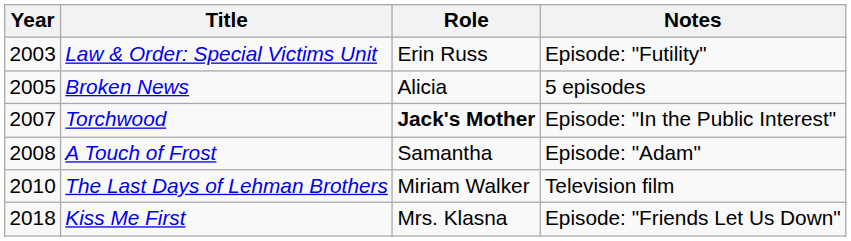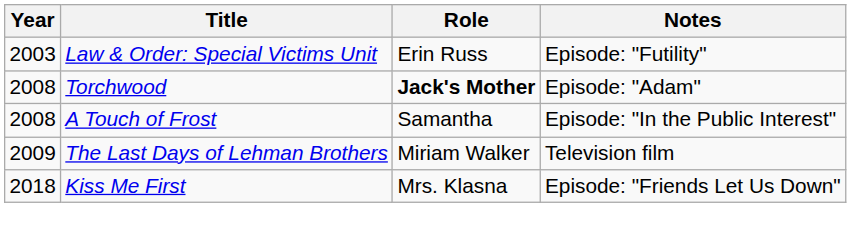- row: (127, 86)
(33, 119) 2007 -> (33, 86) 2008
(691, 119) Episode: "In the Public Interest" -> (623, 86) Episode: "Adam"
(623, 152) Episode: "Adam" -> (691, 119) Episode: "In the Public Interest"
(33, 185) 2010 -> (33, 152) 2009
